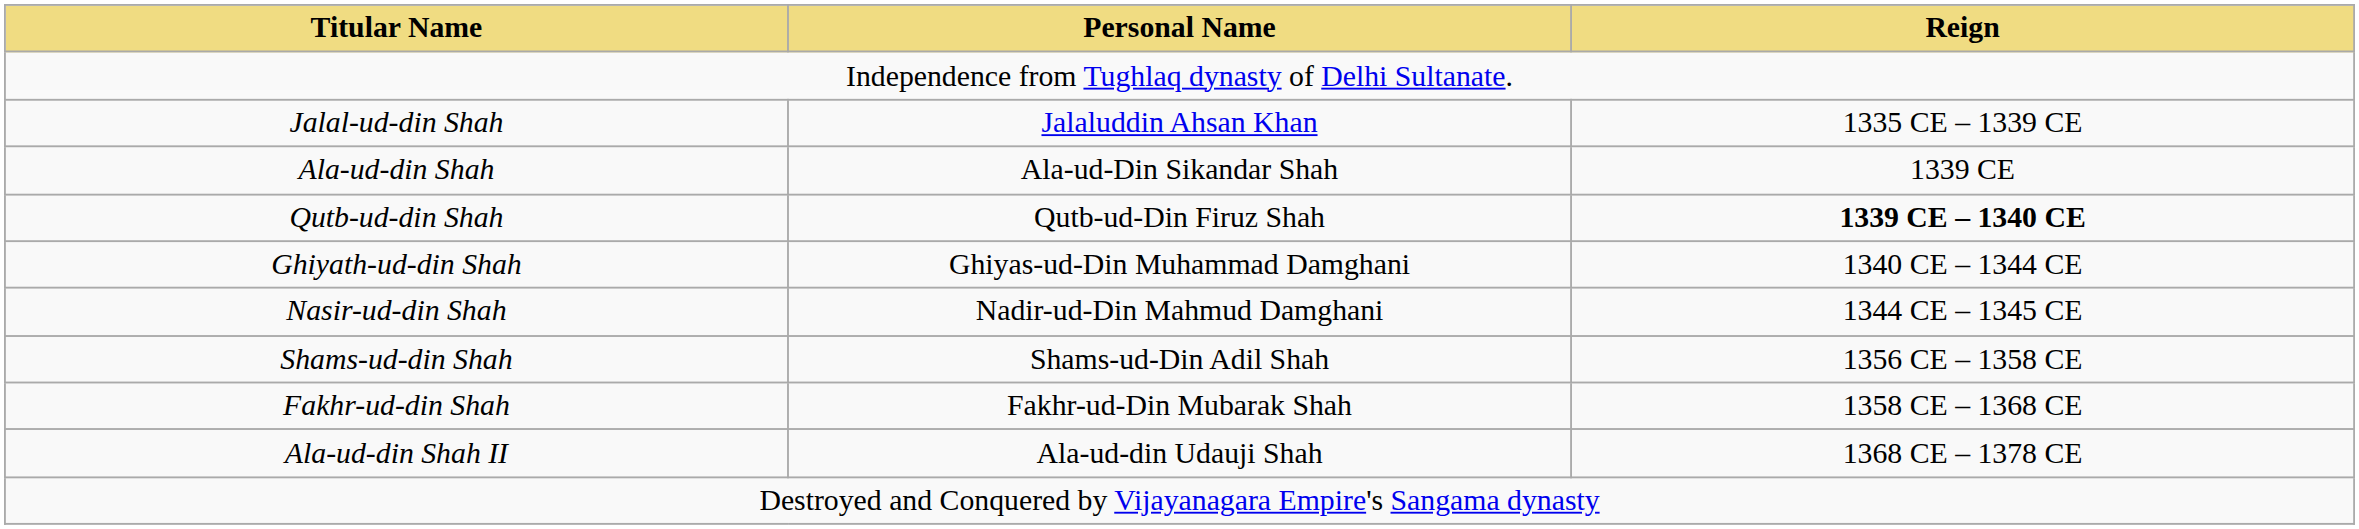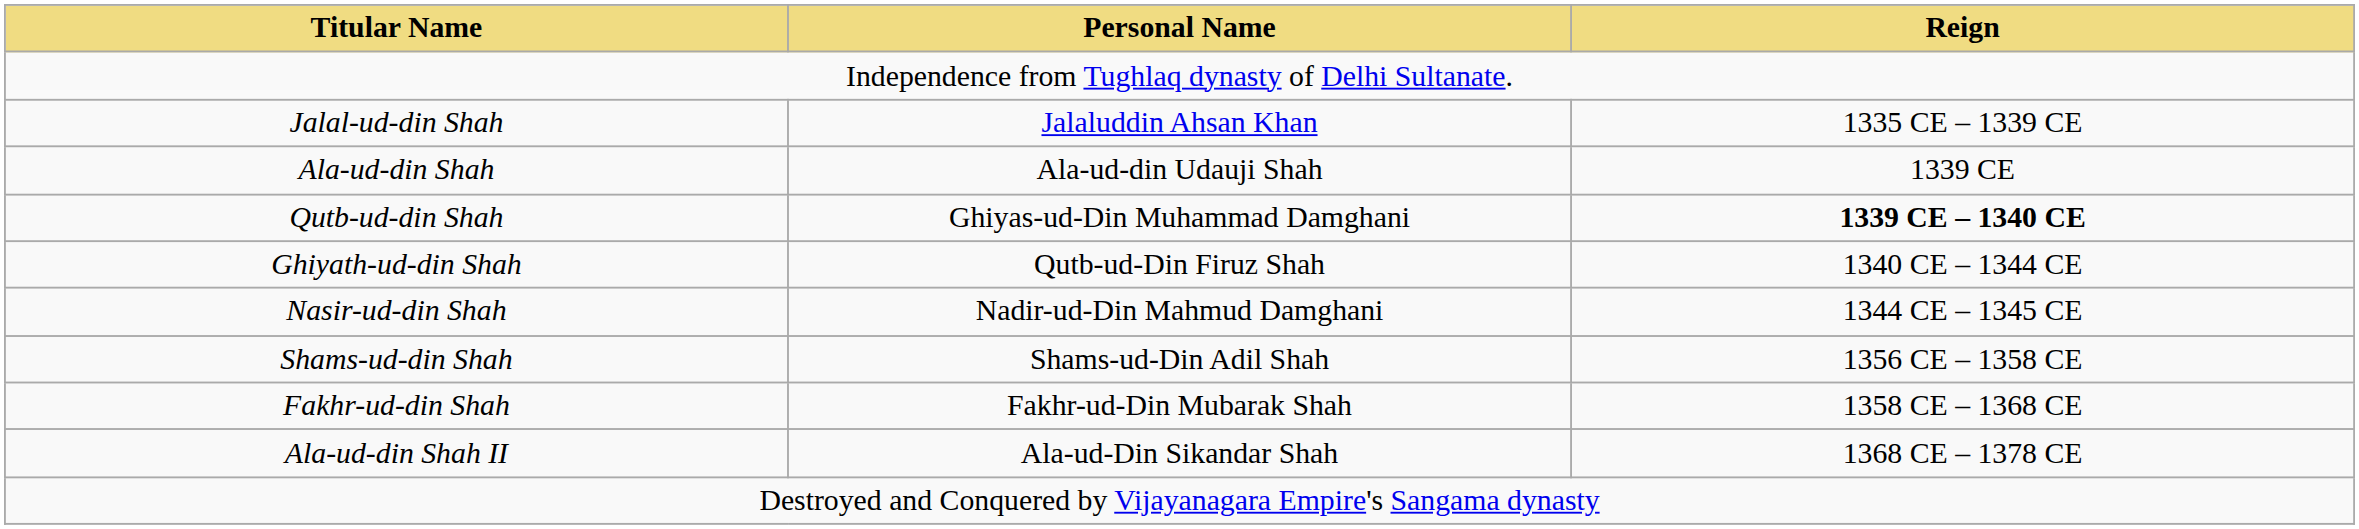(1180, 169) Ala-ud-Din Sikandar Shah -> (1180, 169) Ala-ud-din Udauji Shah
(1180, 216) Qutb-ud-Din Firuz Shah -> (1180, 216) Ghiyas-ud-Din Muhammad Damghani
(1180, 264) Ghiyas-ud-Din Muhammad Damghani -> (1180, 264) Qutb-ud-Din Firuz Shah
(1180, 452) Ala-ud-din Udauji Shah -> (1180, 452) Ala-ud-Din Sikandar Shah
